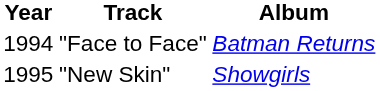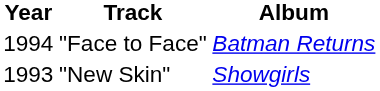(28, 74) 1995 -> (28, 74) 1993
